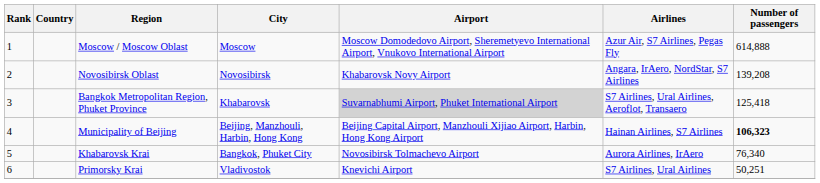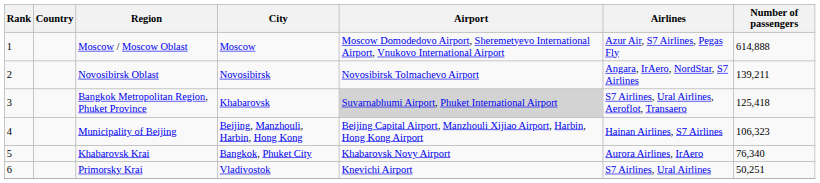(396, 74) Khabarovsk Novy Airport -> (410, 74) Novosibirsk Tolmachevo Airport
(753, 74) 139,208 -> (753, 74) 139,211
(753, 131) bold -> (753, 131) normal
(410, 153) Novosibirsk Tolmachevo Airport -> (396, 153) Khabarovsk Novy Airport
